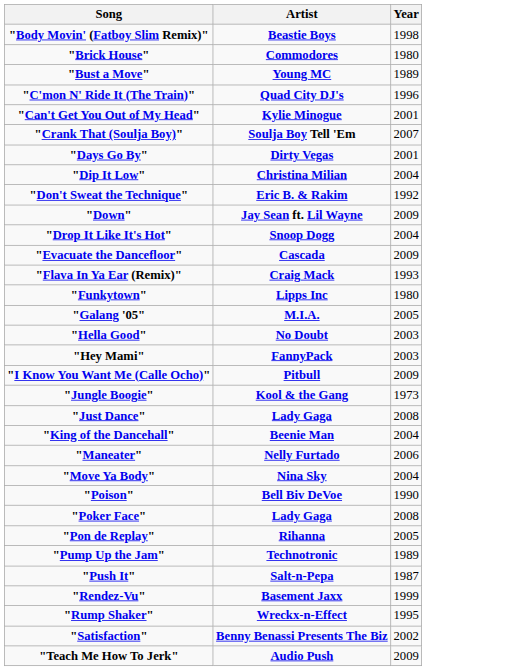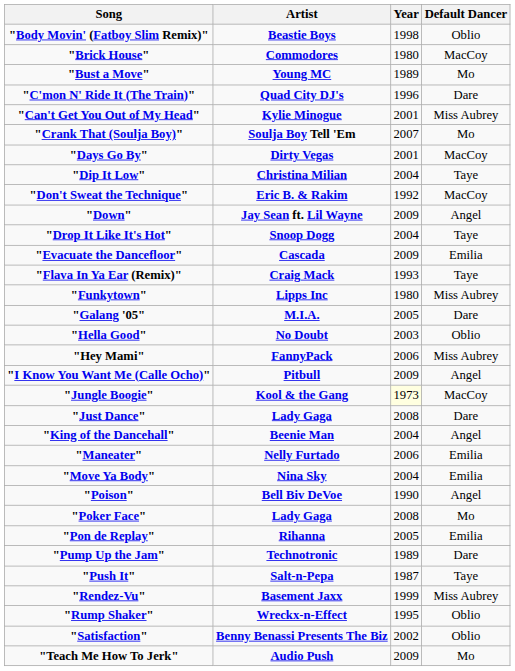+ column: (466, 14)
(406, 355) 2003 -> (406, 355) 2006
(406, 395) no background -> (406, 395) lightyellow background
